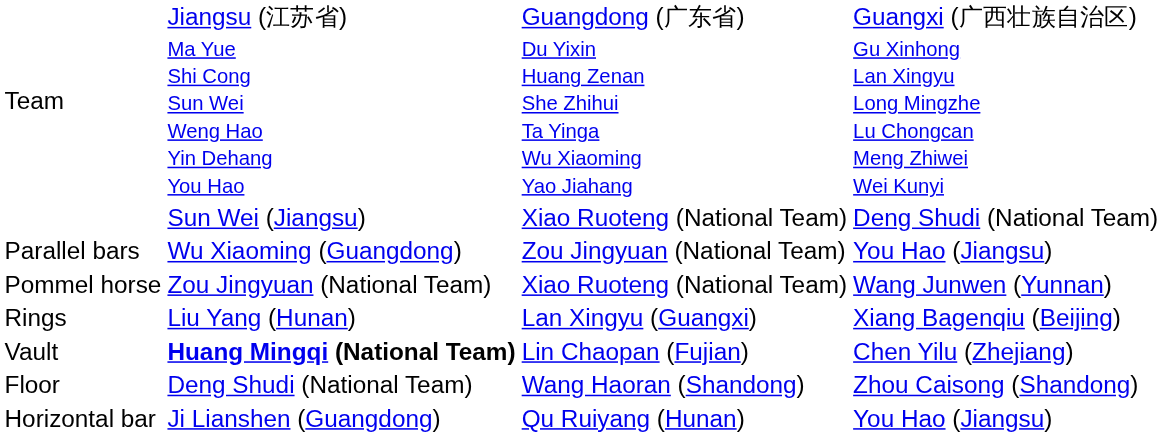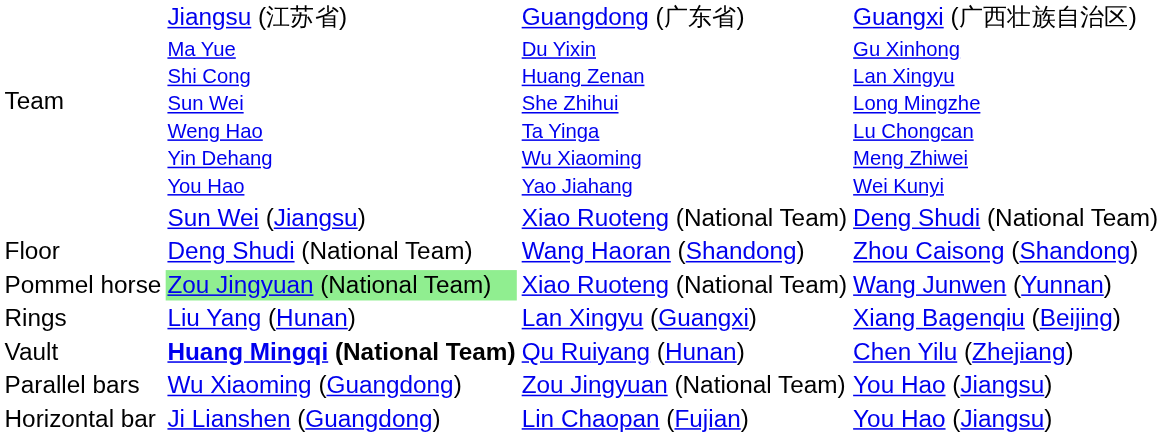rows swapped: (32, 385) <-> (72, 251)
(329, 285) no background -> (329, 285) lightgreen background
(635, 351) Lin Chaopan (Fujian) -> (633, 351) Qu Ruiyang (Hunan)
(633, 418) Qu Ruiyang (Hunan) -> (635, 418) Lin Chaopan (Fujian)
